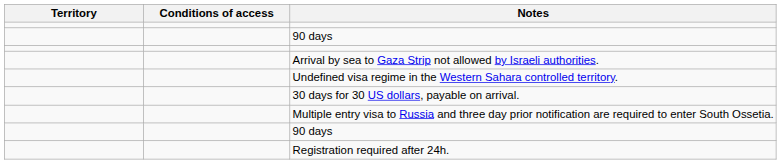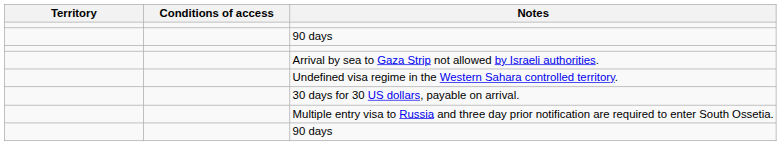- row: (74, 150)
